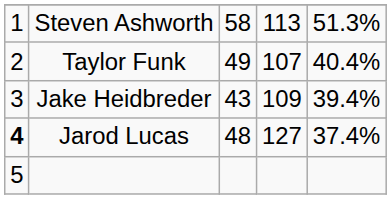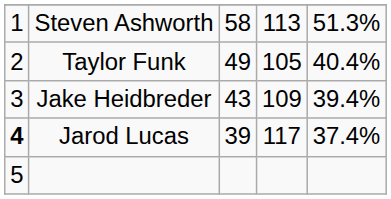(282, 61) 107 -> (282, 61) 105
(238, 136) 48 -> (238, 136) 39
(282, 136) 127 -> (282, 136) 117
